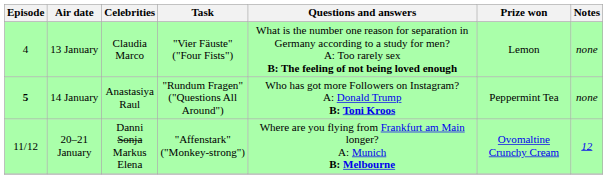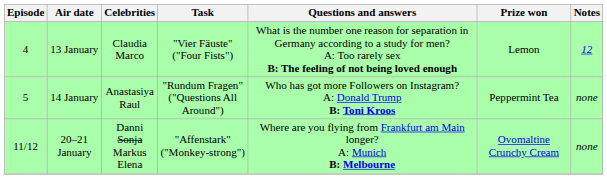(587, 49) none -> (587, 49) 12
(26, 97) bold -> (26, 97) normal
(587, 146) 12 -> (587, 146) none
